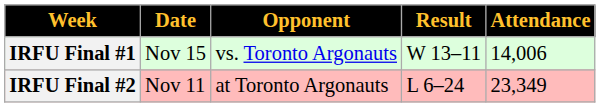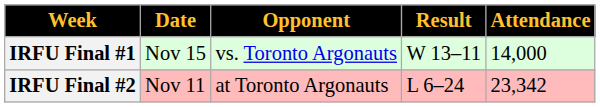(519, 53) 14,006 -> (519, 53) 14,000
(519, 85) 23,349 -> (519, 85) 23,342
